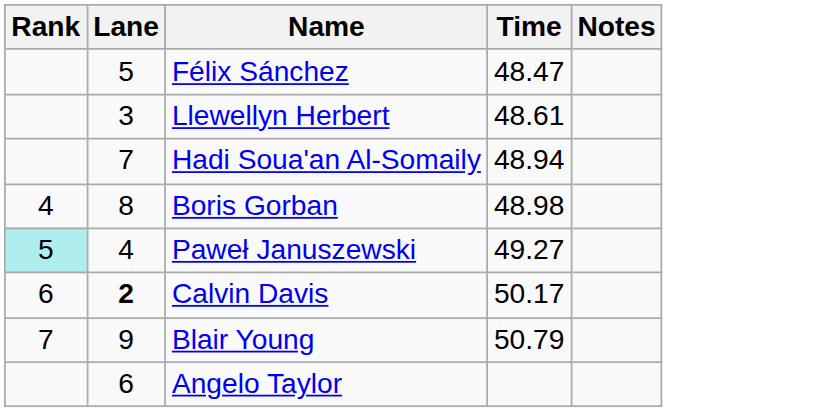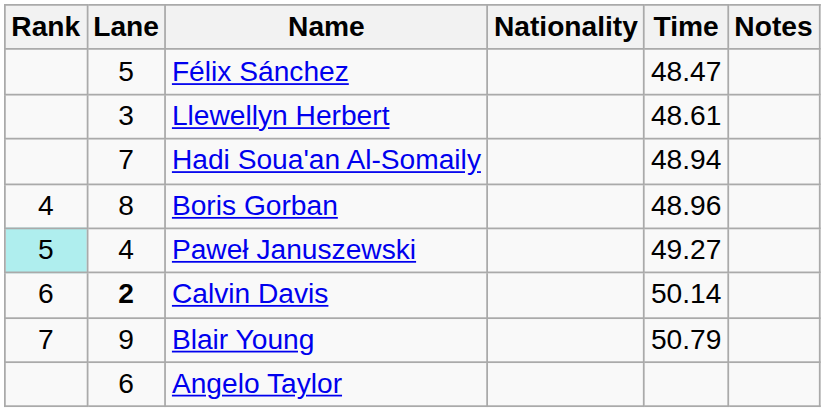+ column: (566, 26)
(529, 205) 48.98 -> (686, 205) 48.96
(529, 294) 50.17 -> (686, 294) 50.14
